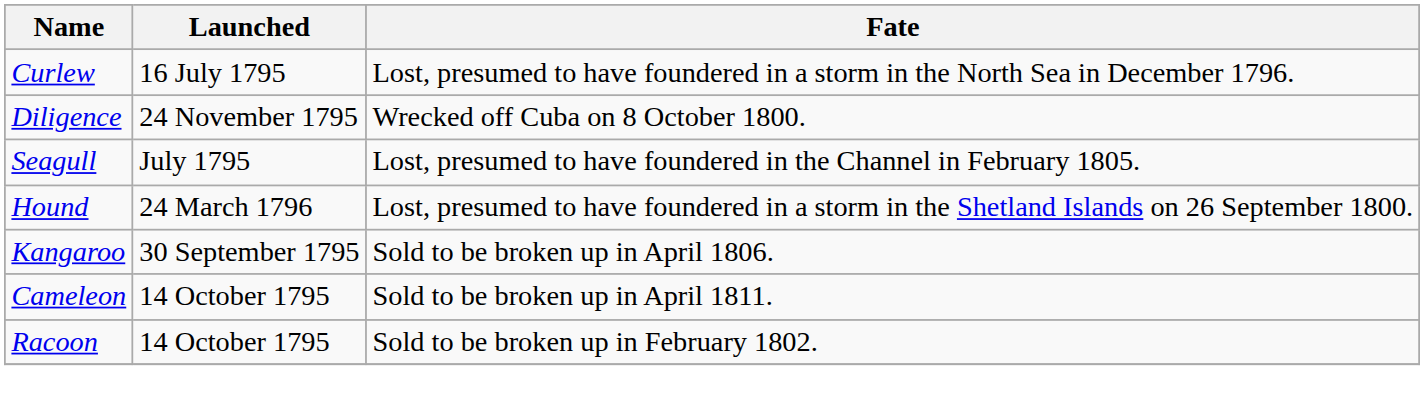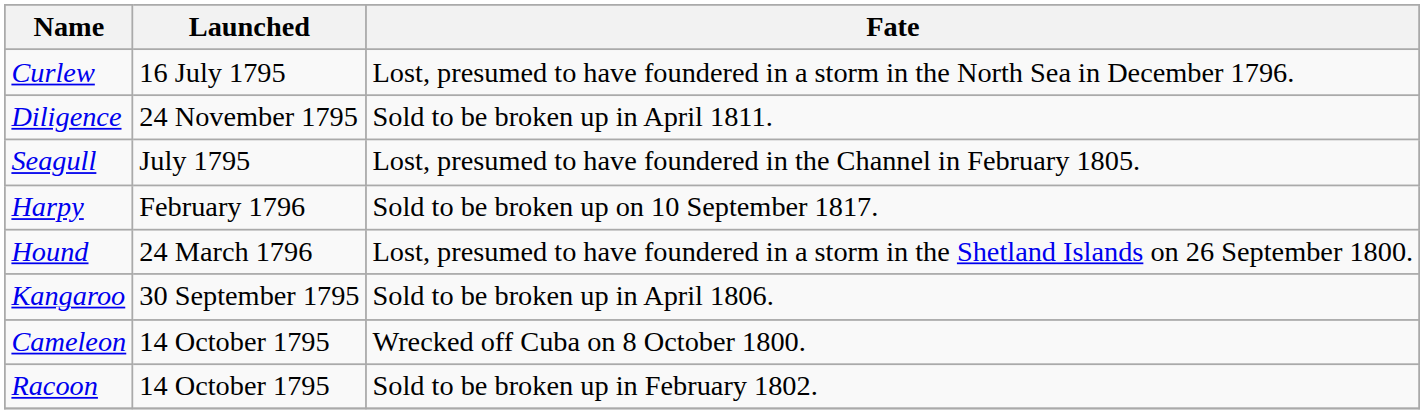(589, 116) Wrecked off Cuba on 8 October 1800. -> (573, 116) Sold to be broken up in April 1811.
+ row: (48, 206)
(573, 296) Sold to be broken up in April 1811. -> (589, 341) Wrecked off Cuba on 8 October 1800.
